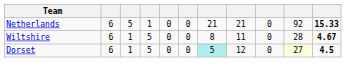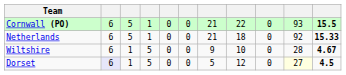+ row: (38, 24)
(241, 24) 21 -> (241, 37) 18
(212, 37) 8 -> (212, 50) 9
(241, 37) 11 -> (241, 50) 10
(111, 50) no background -> (111, 63) lavender background
(212, 50) paleturquoise background -> (212, 63) no background
